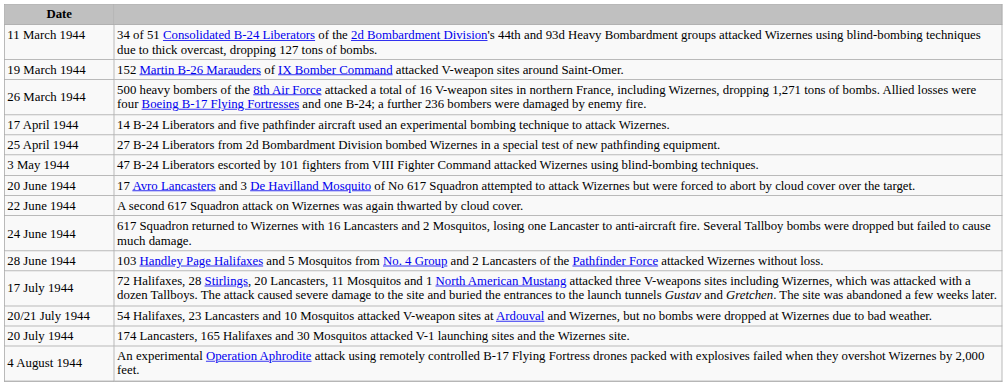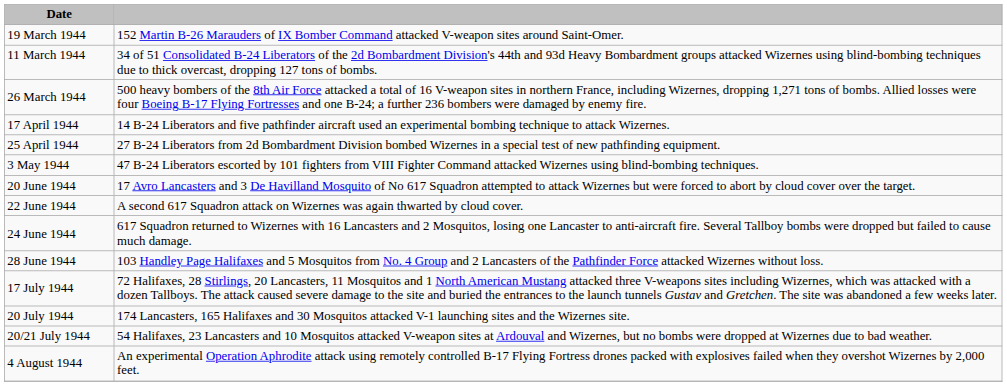rows swapped: (46, 34) <-> (46, 69)
rows swapped: (40, 336) <-> (49, 315)
